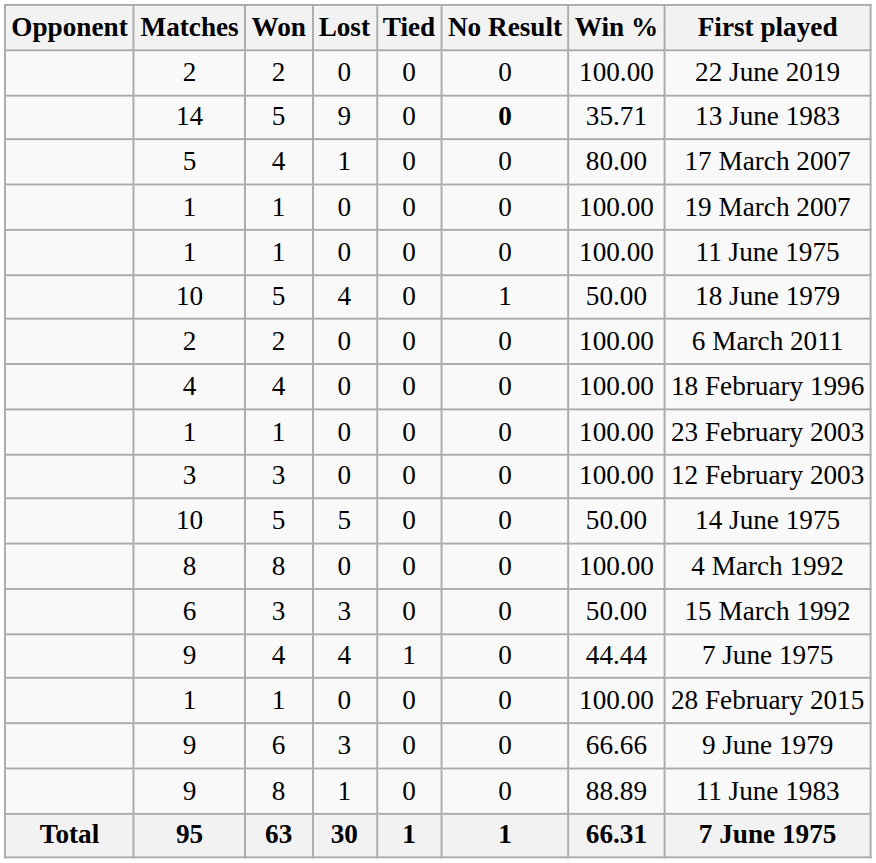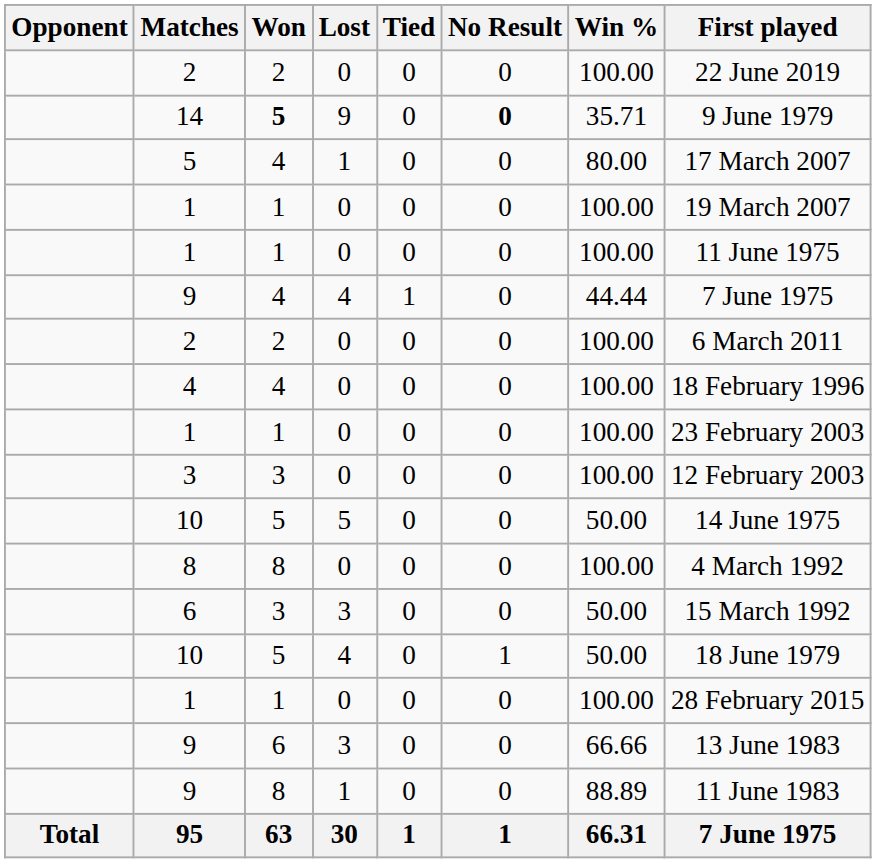(279, 117) normal -> (279, 117) bold
(768, 117) 13 June 1983 -> (768, 117) 9 June 1979
rows swapped: (190, 655) <-> (190, 296)
(768, 745) 9 June 1979 -> (768, 745) 13 June 1983
